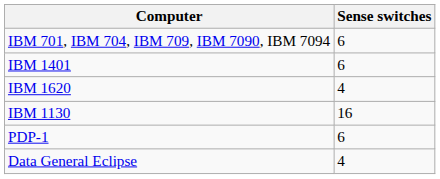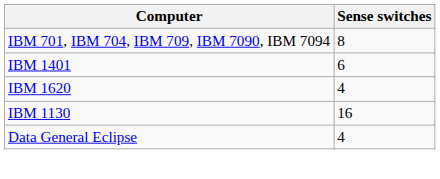(341, 40) 6 -> (341, 40) 8
- row: (28, 137)
